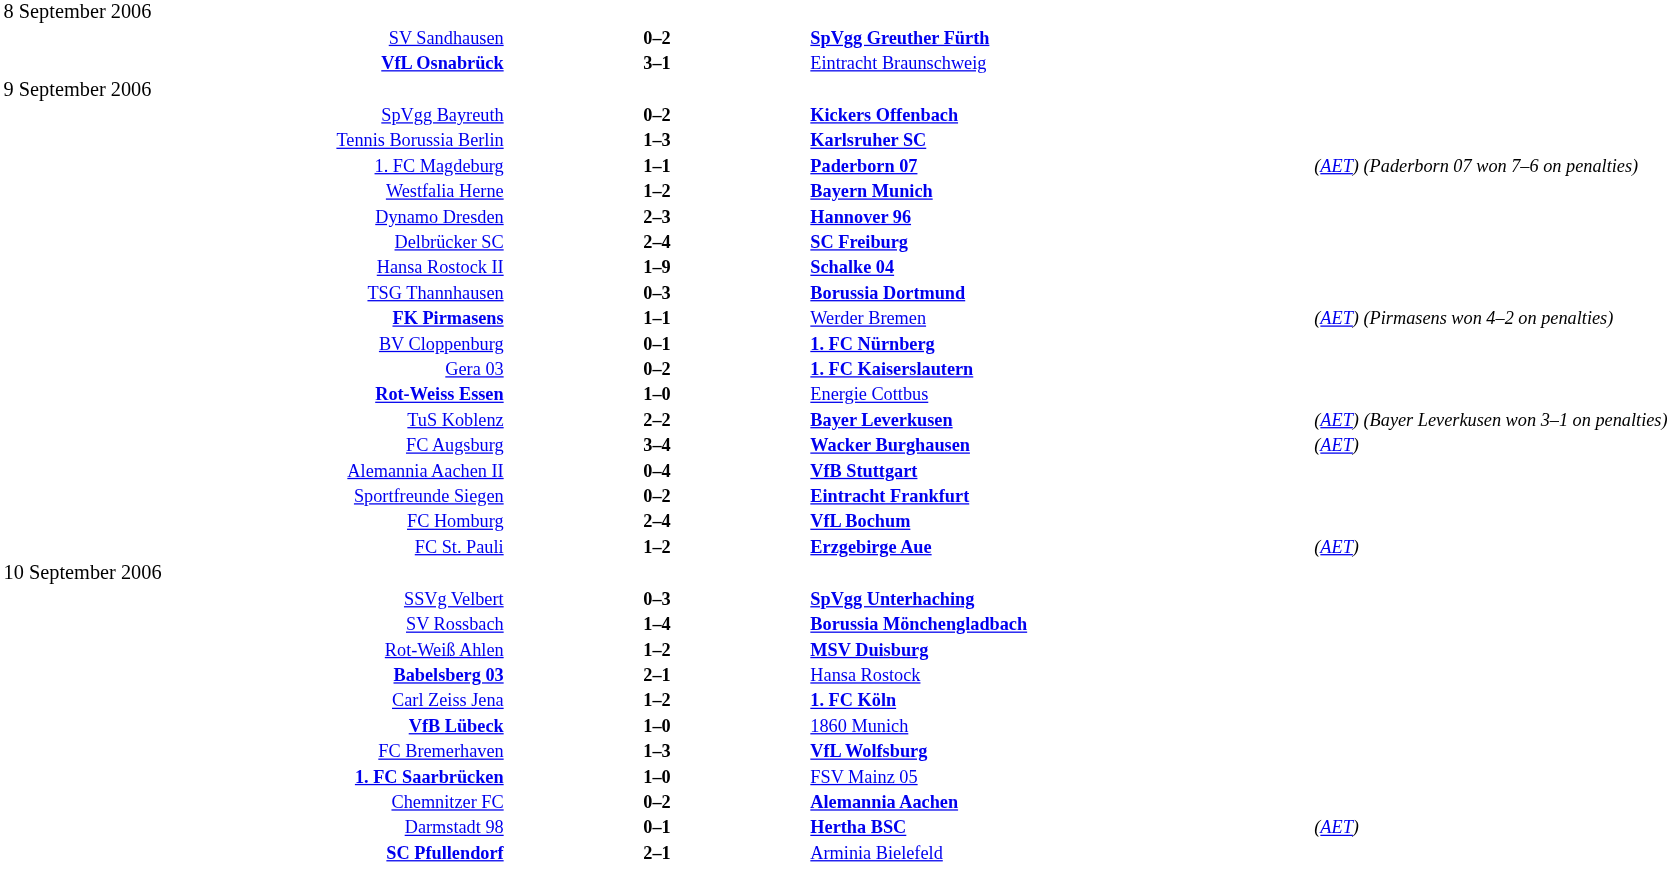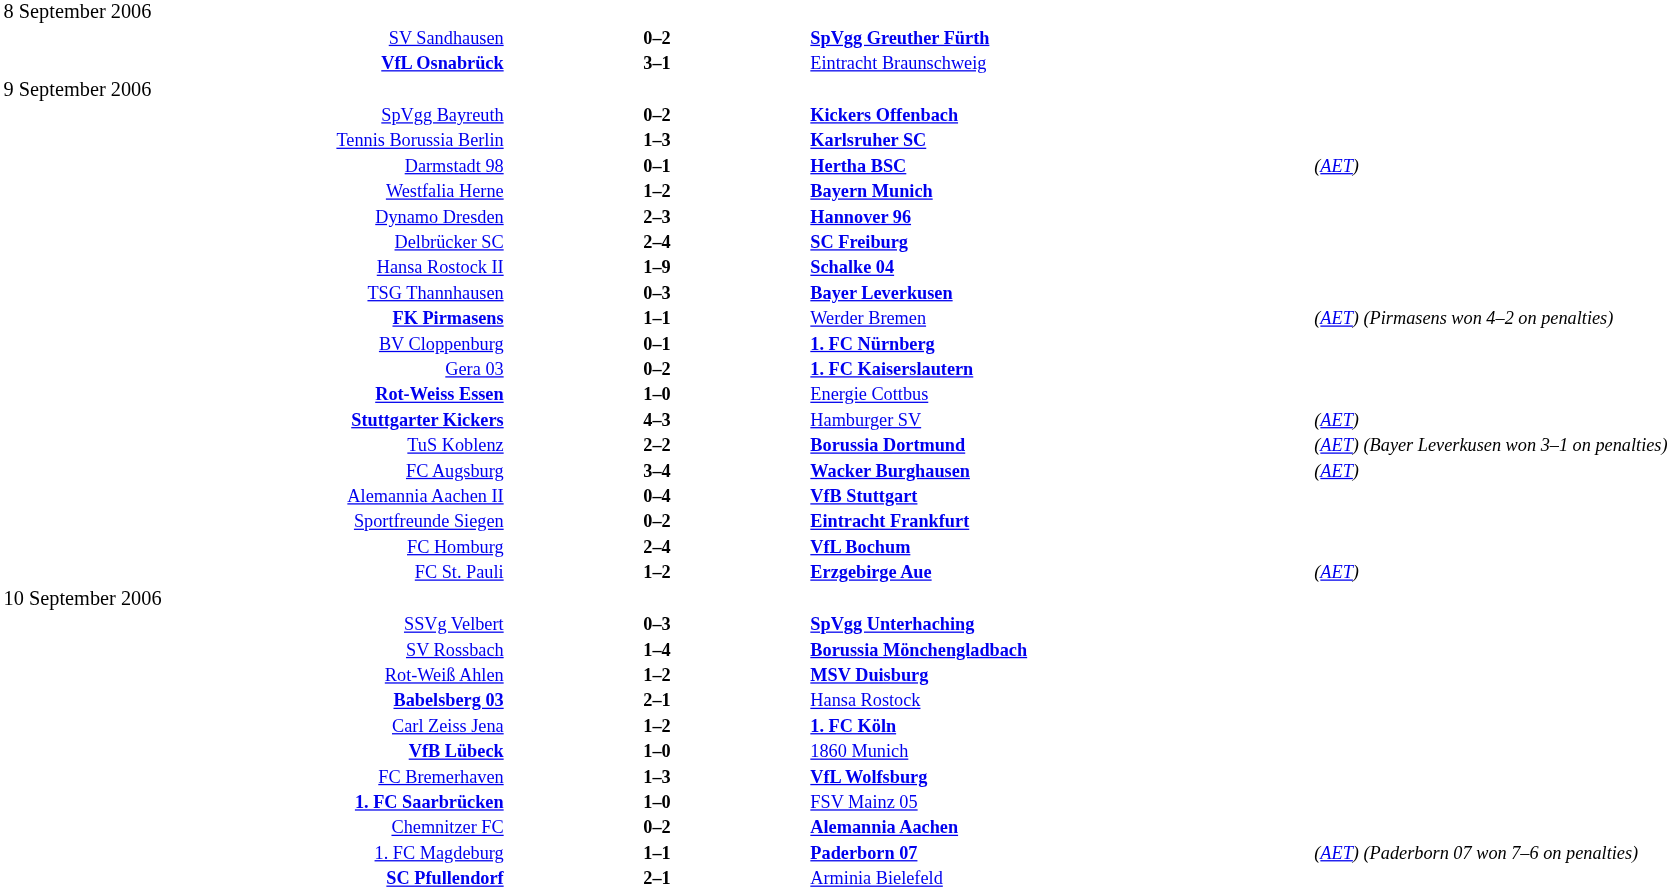rows swapped: (439, 165) <-> (454, 827)
(888, 292) Borussia Dortmund -> (881, 292) Bayer Leverkusen
+ row: (427, 419)
(881, 419) Bayer Leverkusen -> (888, 445) Borussia Dortmund
